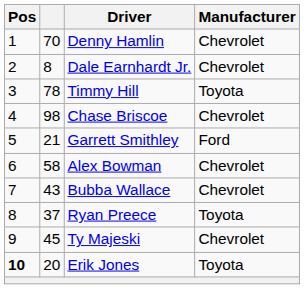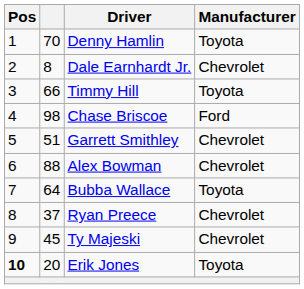(231, 41) Chevrolet -> (221, 41) Toyota
(52, 90) 78 -> (52, 90) 66
(231, 115) Chevrolet -> (214, 115) Ford
(52, 140) 21 -> (52, 140) 51
(214, 140) Ford -> (231, 140) Chevrolet
(52, 165) 58 -> (52, 165) 88
(52, 189) 43 -> (52, 189) 64
(231, 189) Chevrolet -> (221, 189) Toyota
(221, 214) Toyota -> (231, 214) Chevrolet
